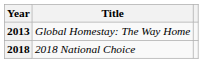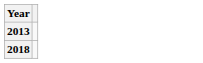- column: (113, 13)
